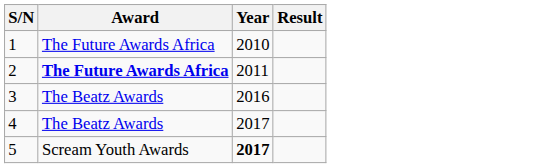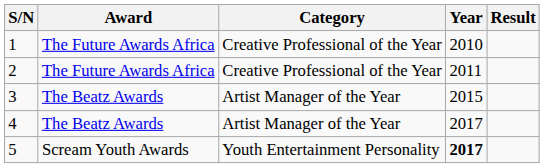+ column: (332, 17)
(135, 70) bold -> (128, 70) normal
(253, 96) 2016 -> (466, 96) 2015
